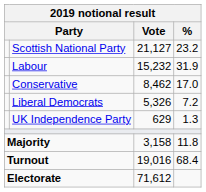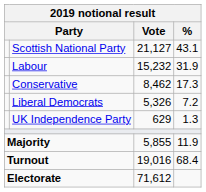(187, 48) 23.2 -> (187, 48) 43.1
(187, 84) 17.0 -> (187, 84) 17.3
(157, 142) 3,158 -> (157, 142) 5,855
(188, 142) 11.8 -> (188, 142) 11.9
